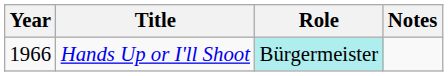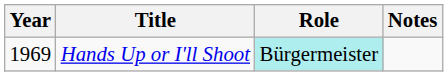(30, 53) 1966 -> (30, 53) 1969
